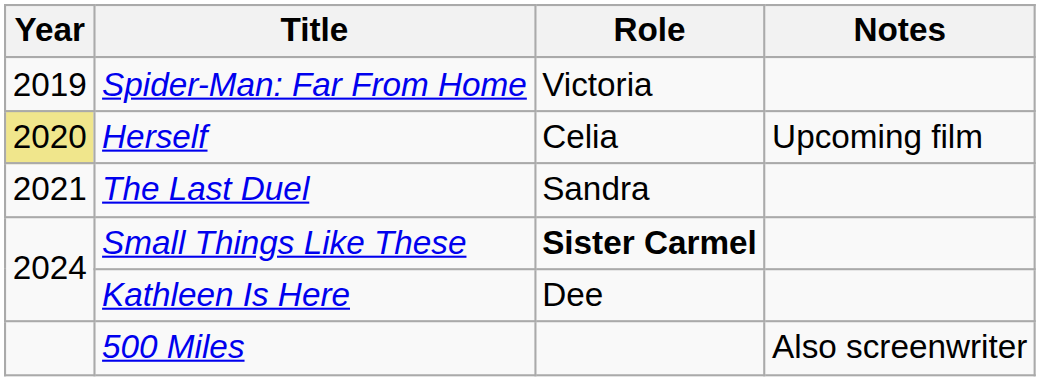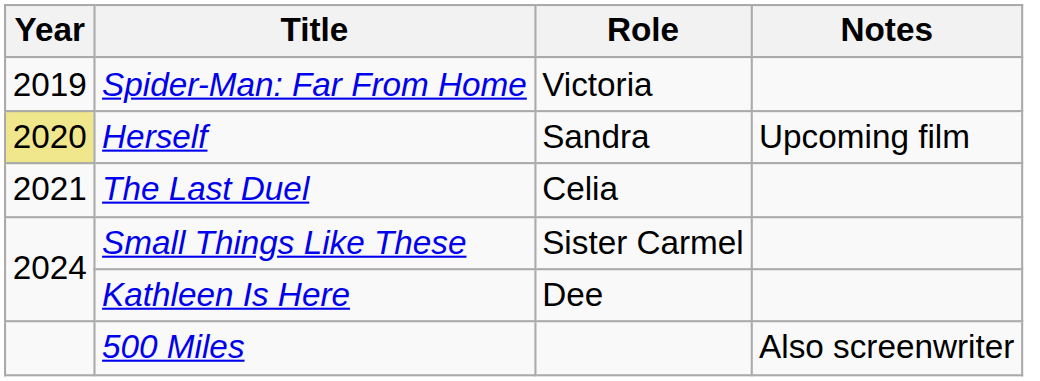(580, 136) Celia -> (596, 136) Sandra
(596, 189) Sandra -> (580, 189) Celia
(649, 242) bold -> (643, 242) normal
